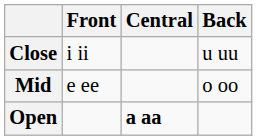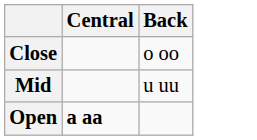- column: (91, 20)
(220, 53) u uu -> (161, 53) o oo
(220, 85) o oo -> (161, 85) u uu
